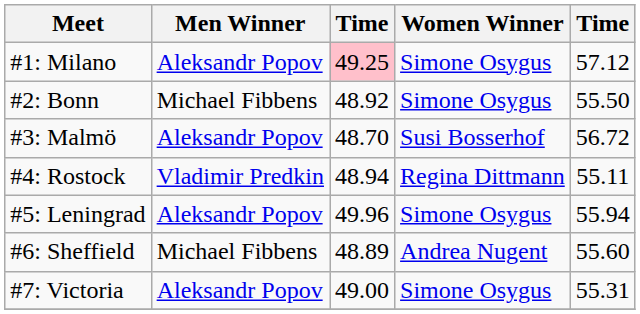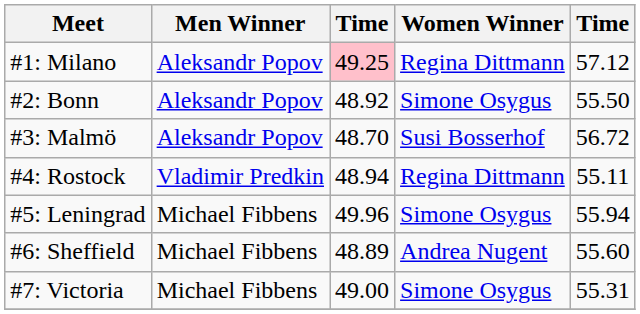(476, 61) Simone Osygus -> (482, 61) Regina Dittmann
(237, 99) Michael Fibbens -> (240, 99) Aleksandr Popov
(240, 213) Aleksandr Popov -> (237, 213) Michael Fibbens
(240, 289) Aleksandr Popov -> (237, 289) Michael Fibbens
